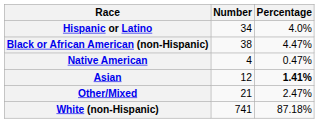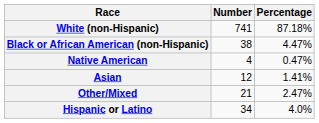rows swapped: (108, 110) <-> (108, 28)
(297, 77) bold -> (297, 77) normal
